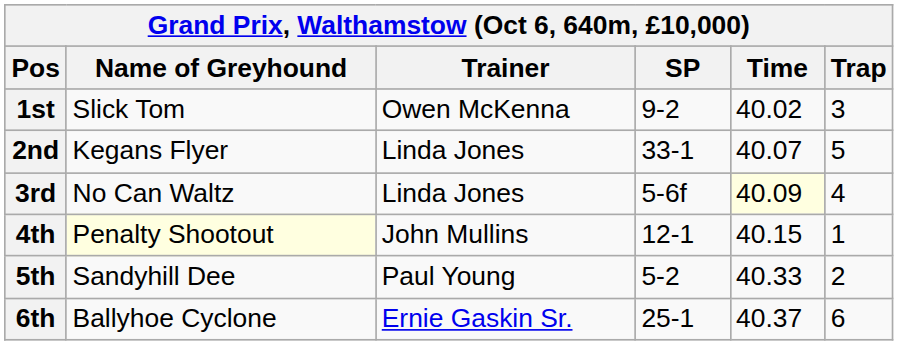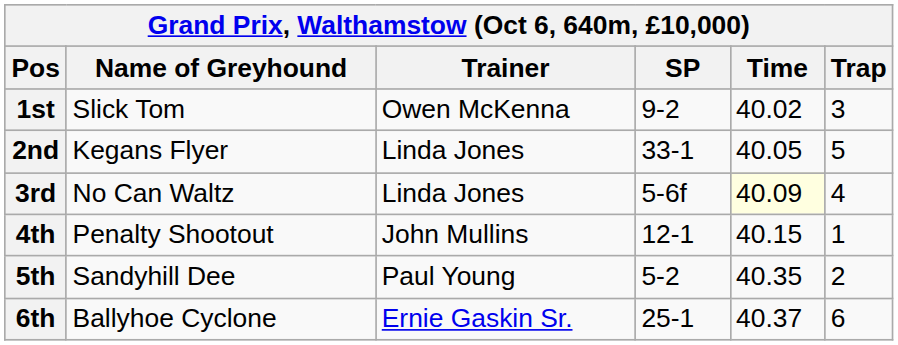(769, 151) 40.07 -> (769, 151) 40.05
(173, 234) lightyellow background -> (173, 234) no background
(769, 276) 40.33 -> (769, 276) 40.35
